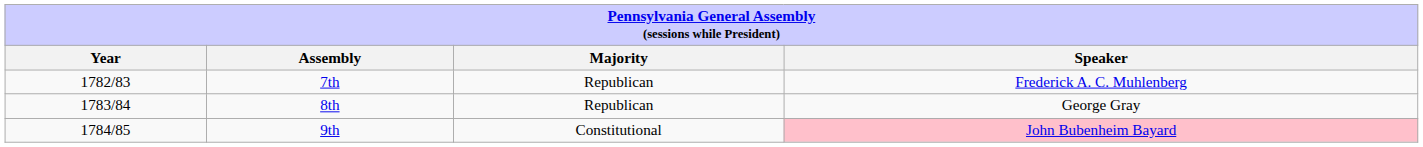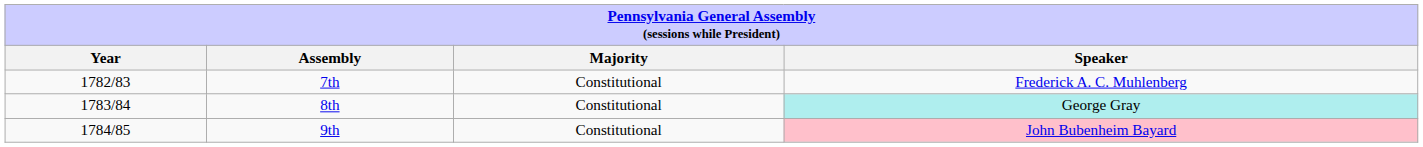(619, 81) Republican -> (619, 81) Constitutional
(619, 105) Republican -> (619, 105) Constitutional
(1101, 105) no background -> (1101, 105) paleturquoise background
